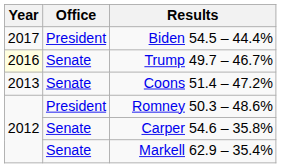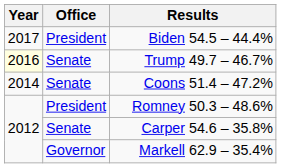(24, 83) 2013 -> (24, 83) 2014
(69, 151) Senate -> (76, 151) Governor
